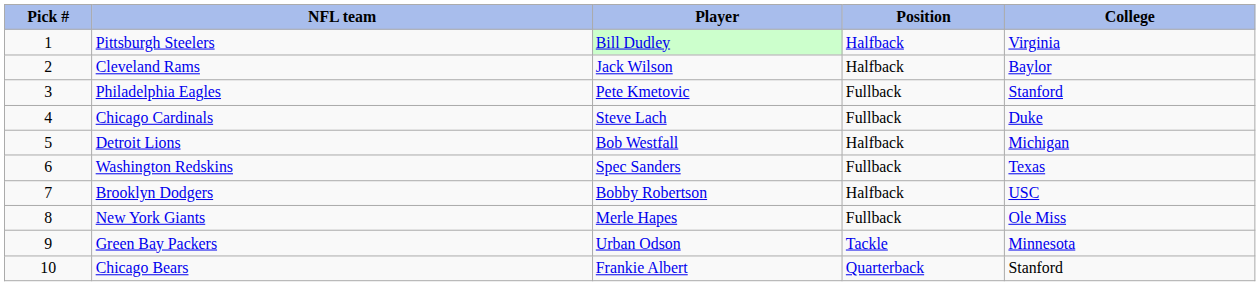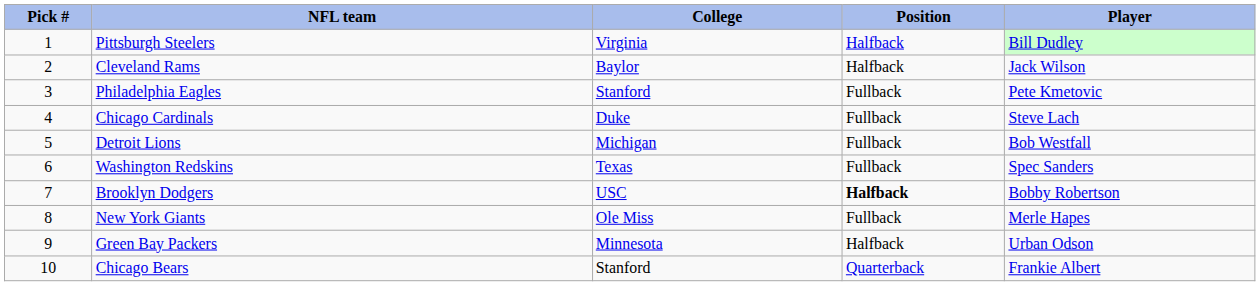columns swapped: (717, 17) <-> (1130, 17)
(875, 142) Halfback -> (874, 142) Fullback
(875, 192) normal -> (877, 192) bold
(867, 243) Tackle -> (875, 243) Halfback
